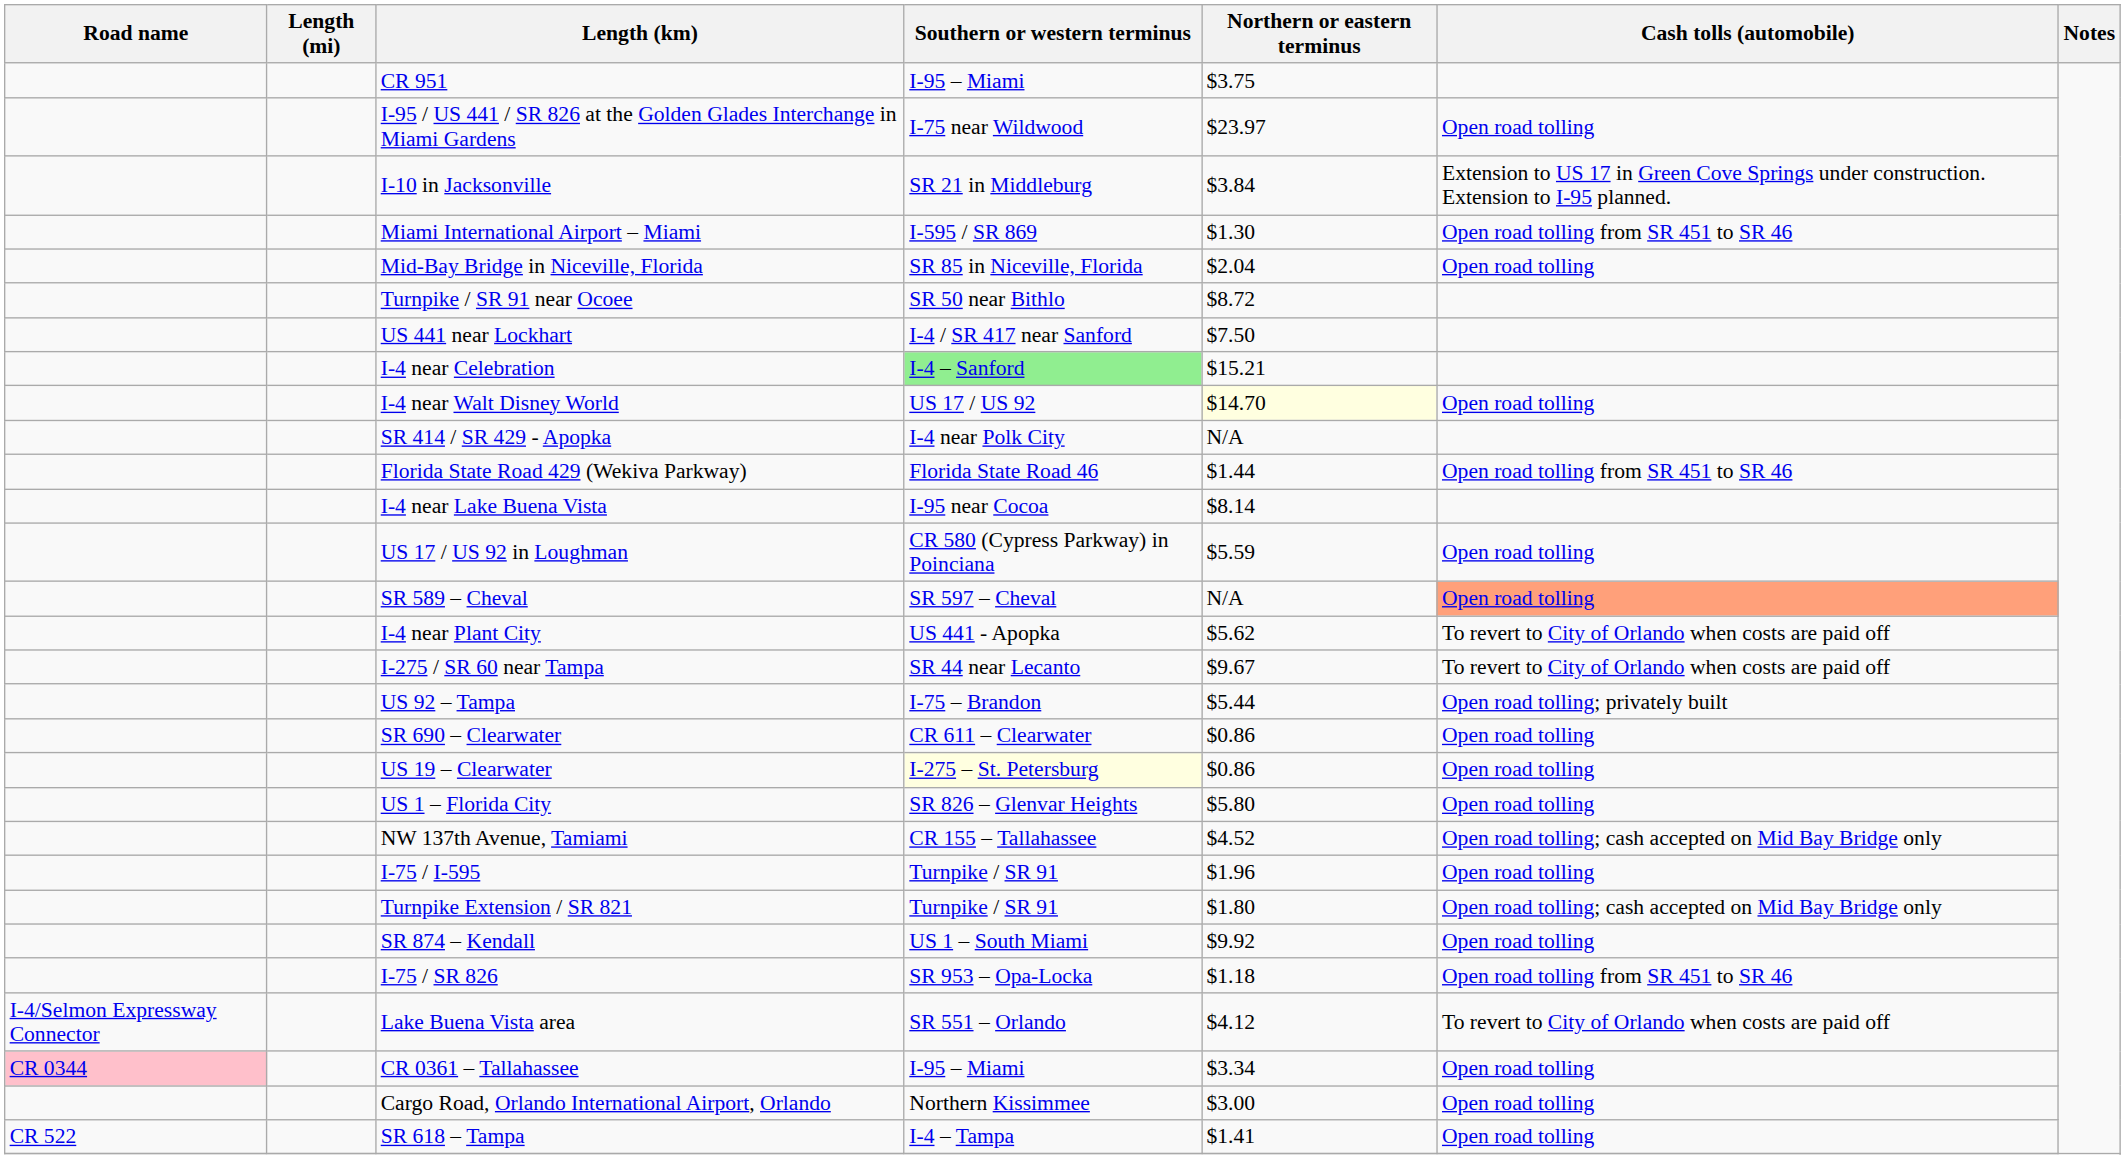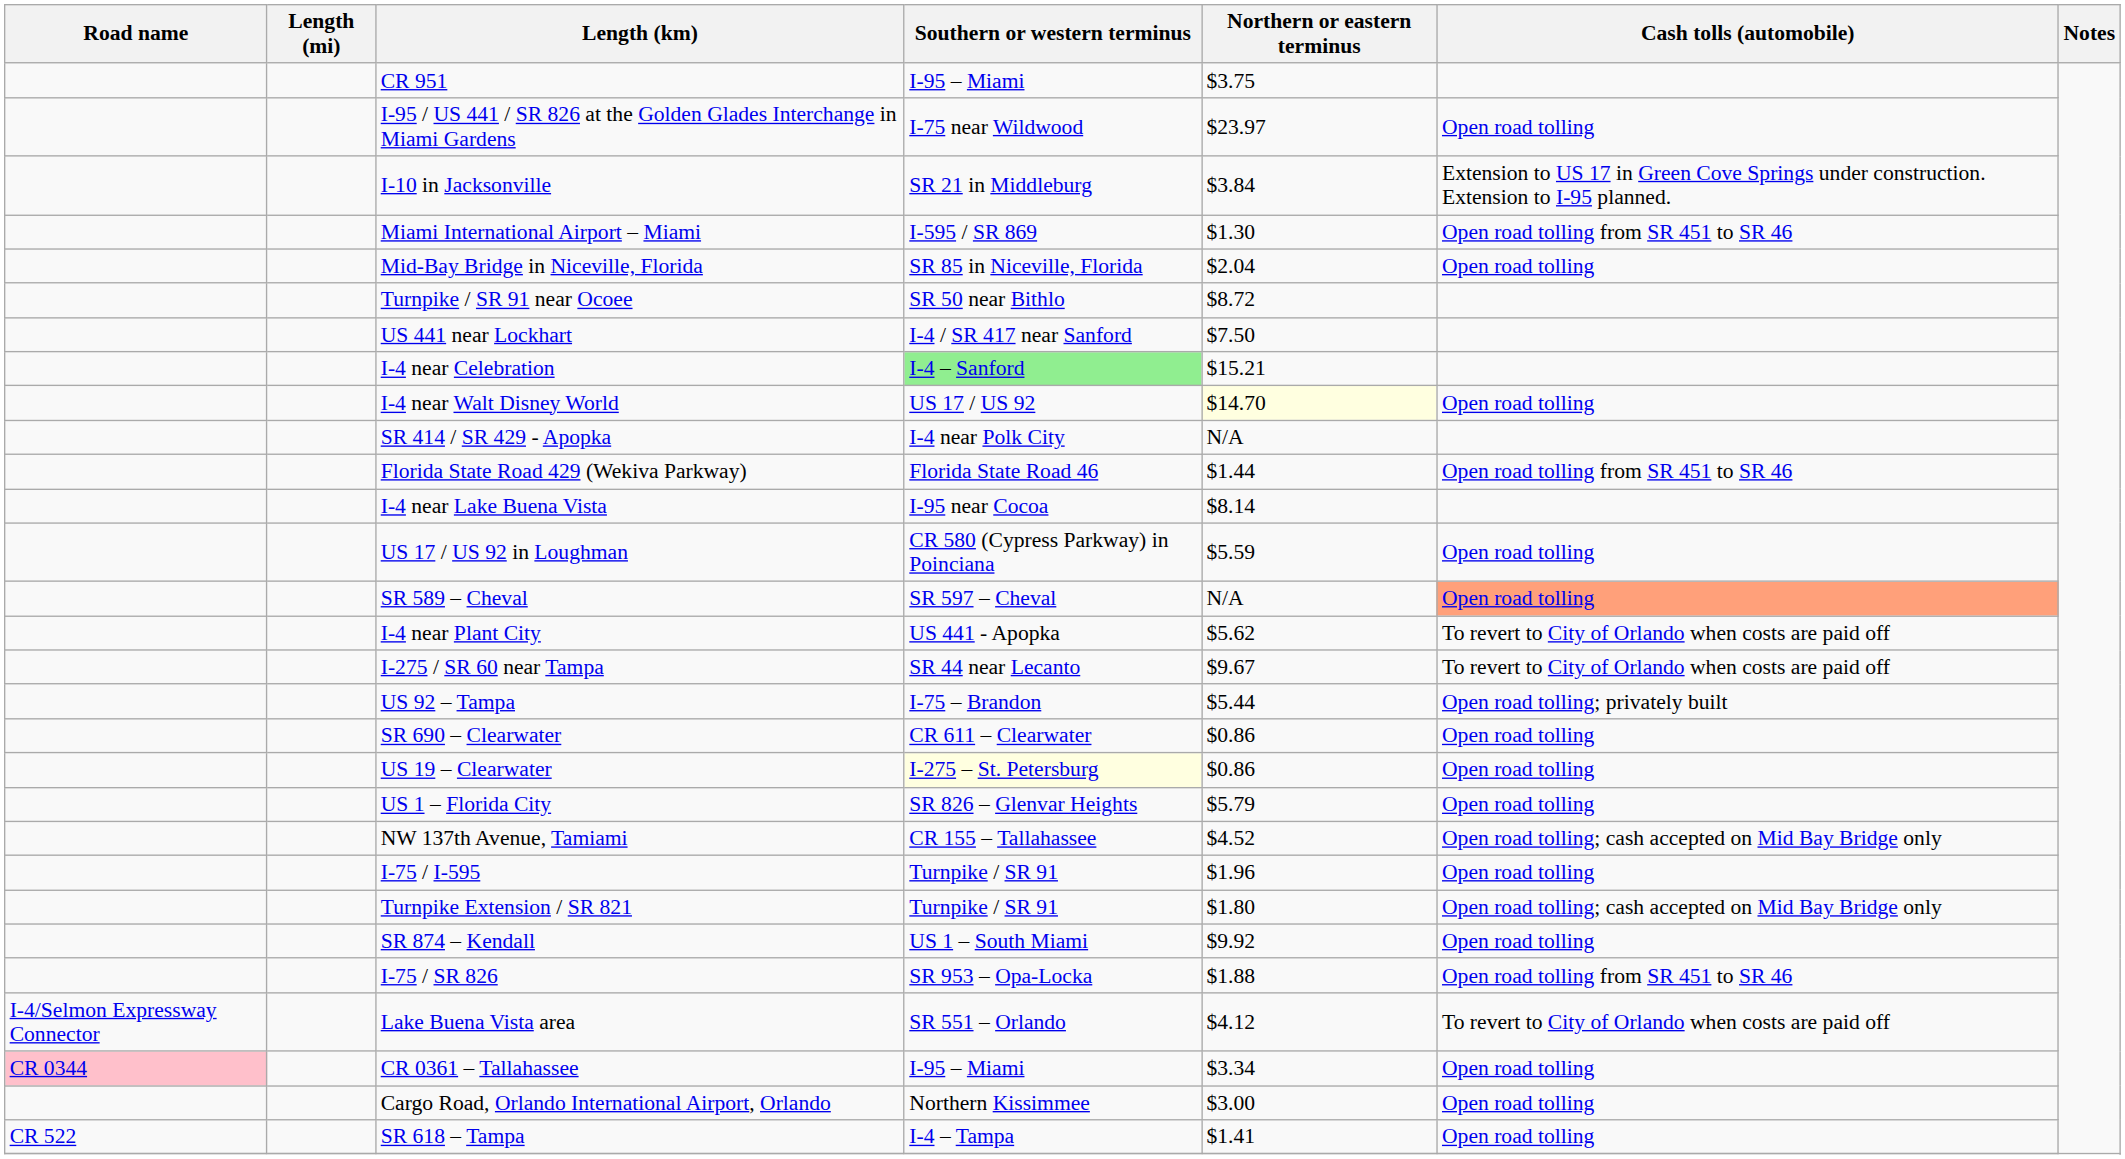(1231, 803) $5.80 -> (1231, 803) $5.79
(1231, 975) $1.18 -> (1231, 975) $1.88
